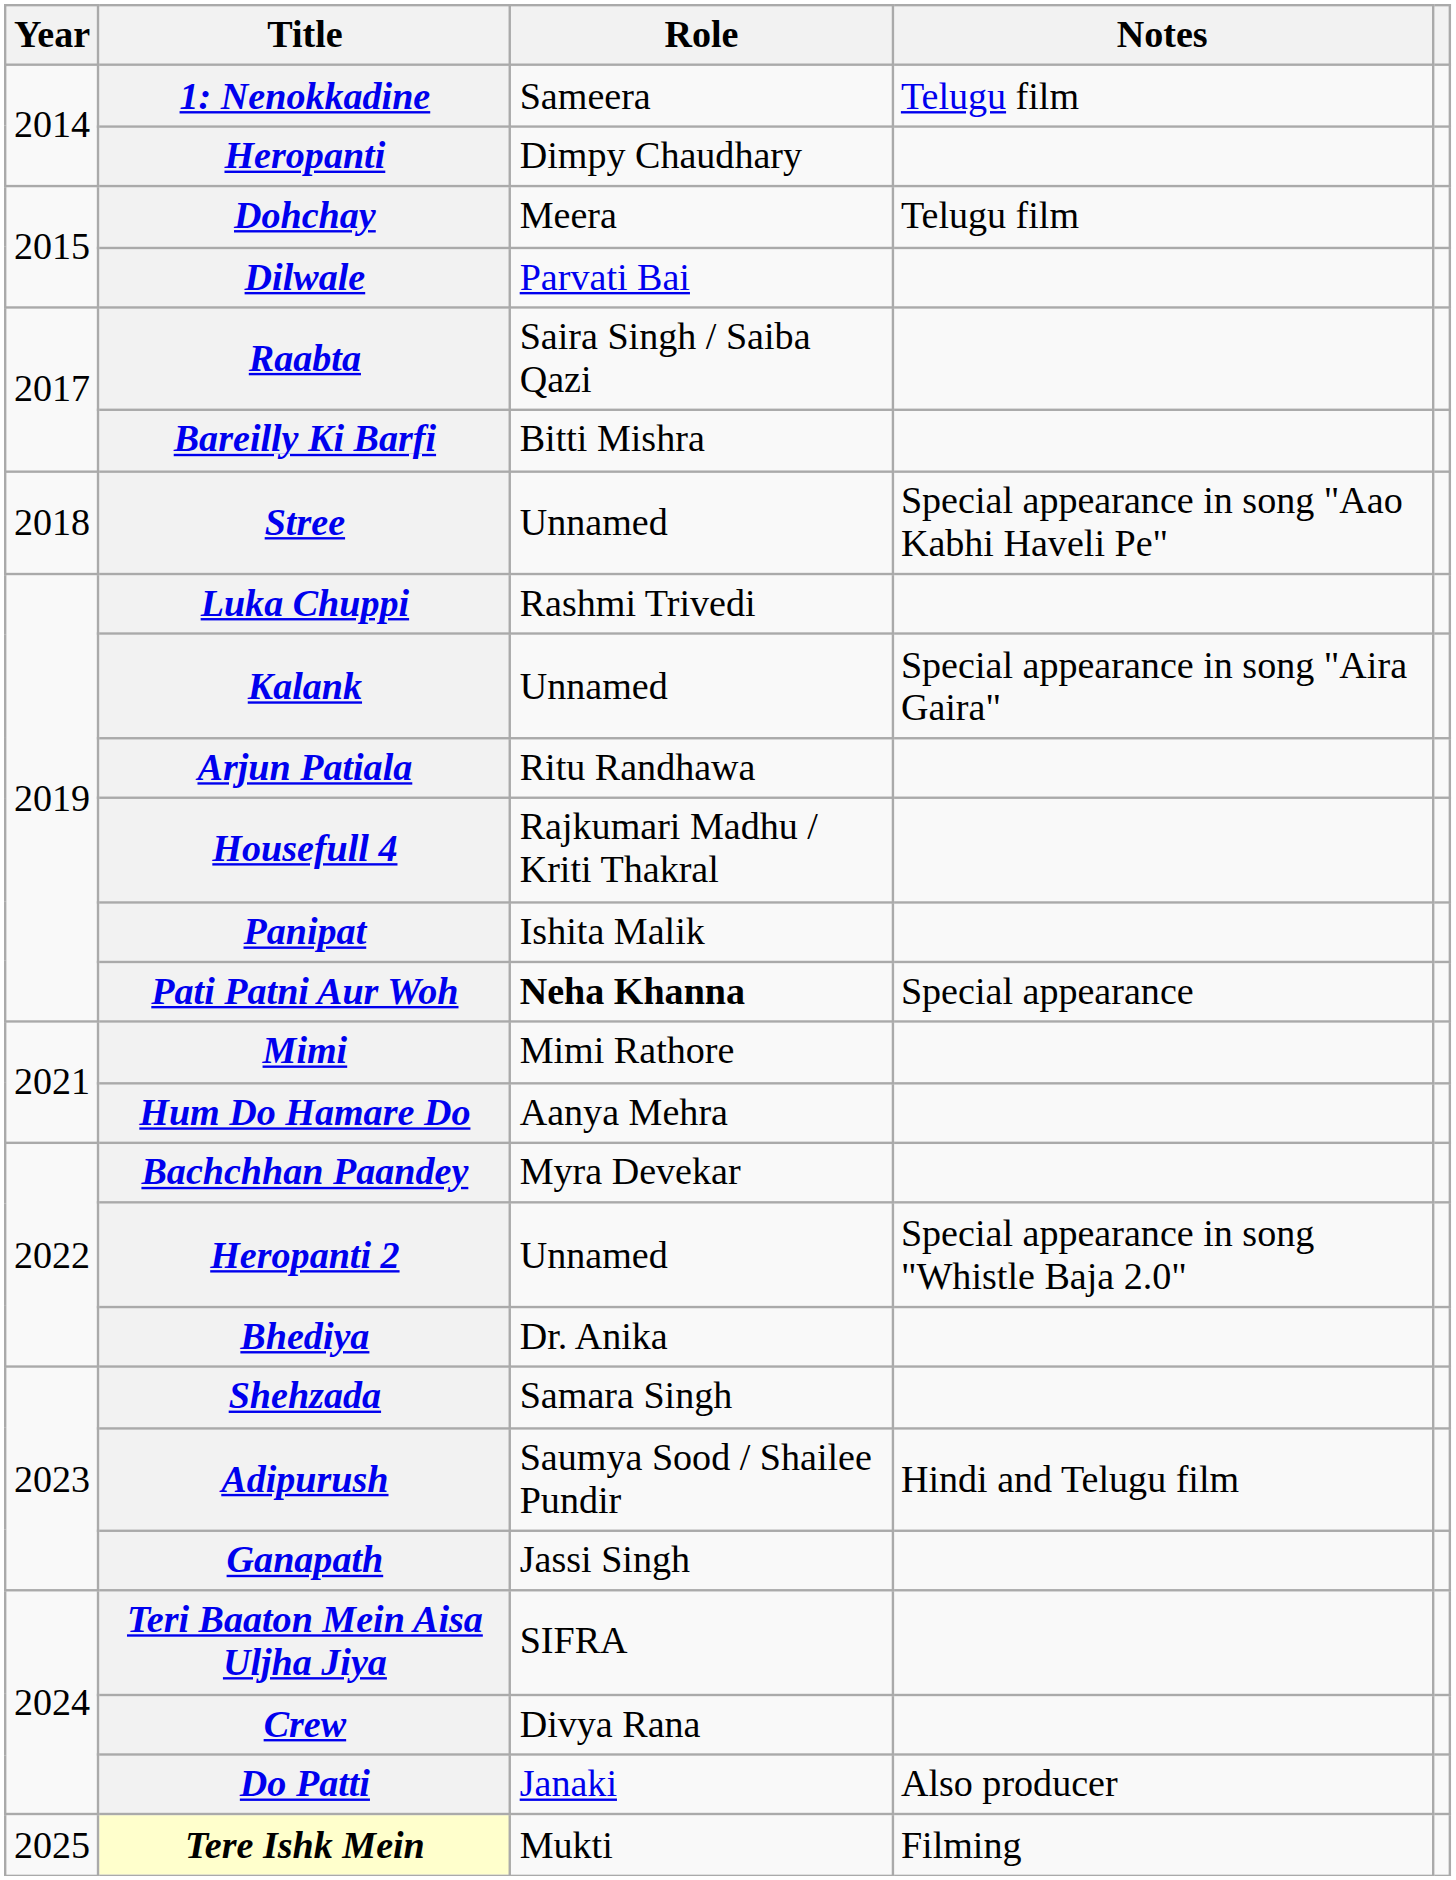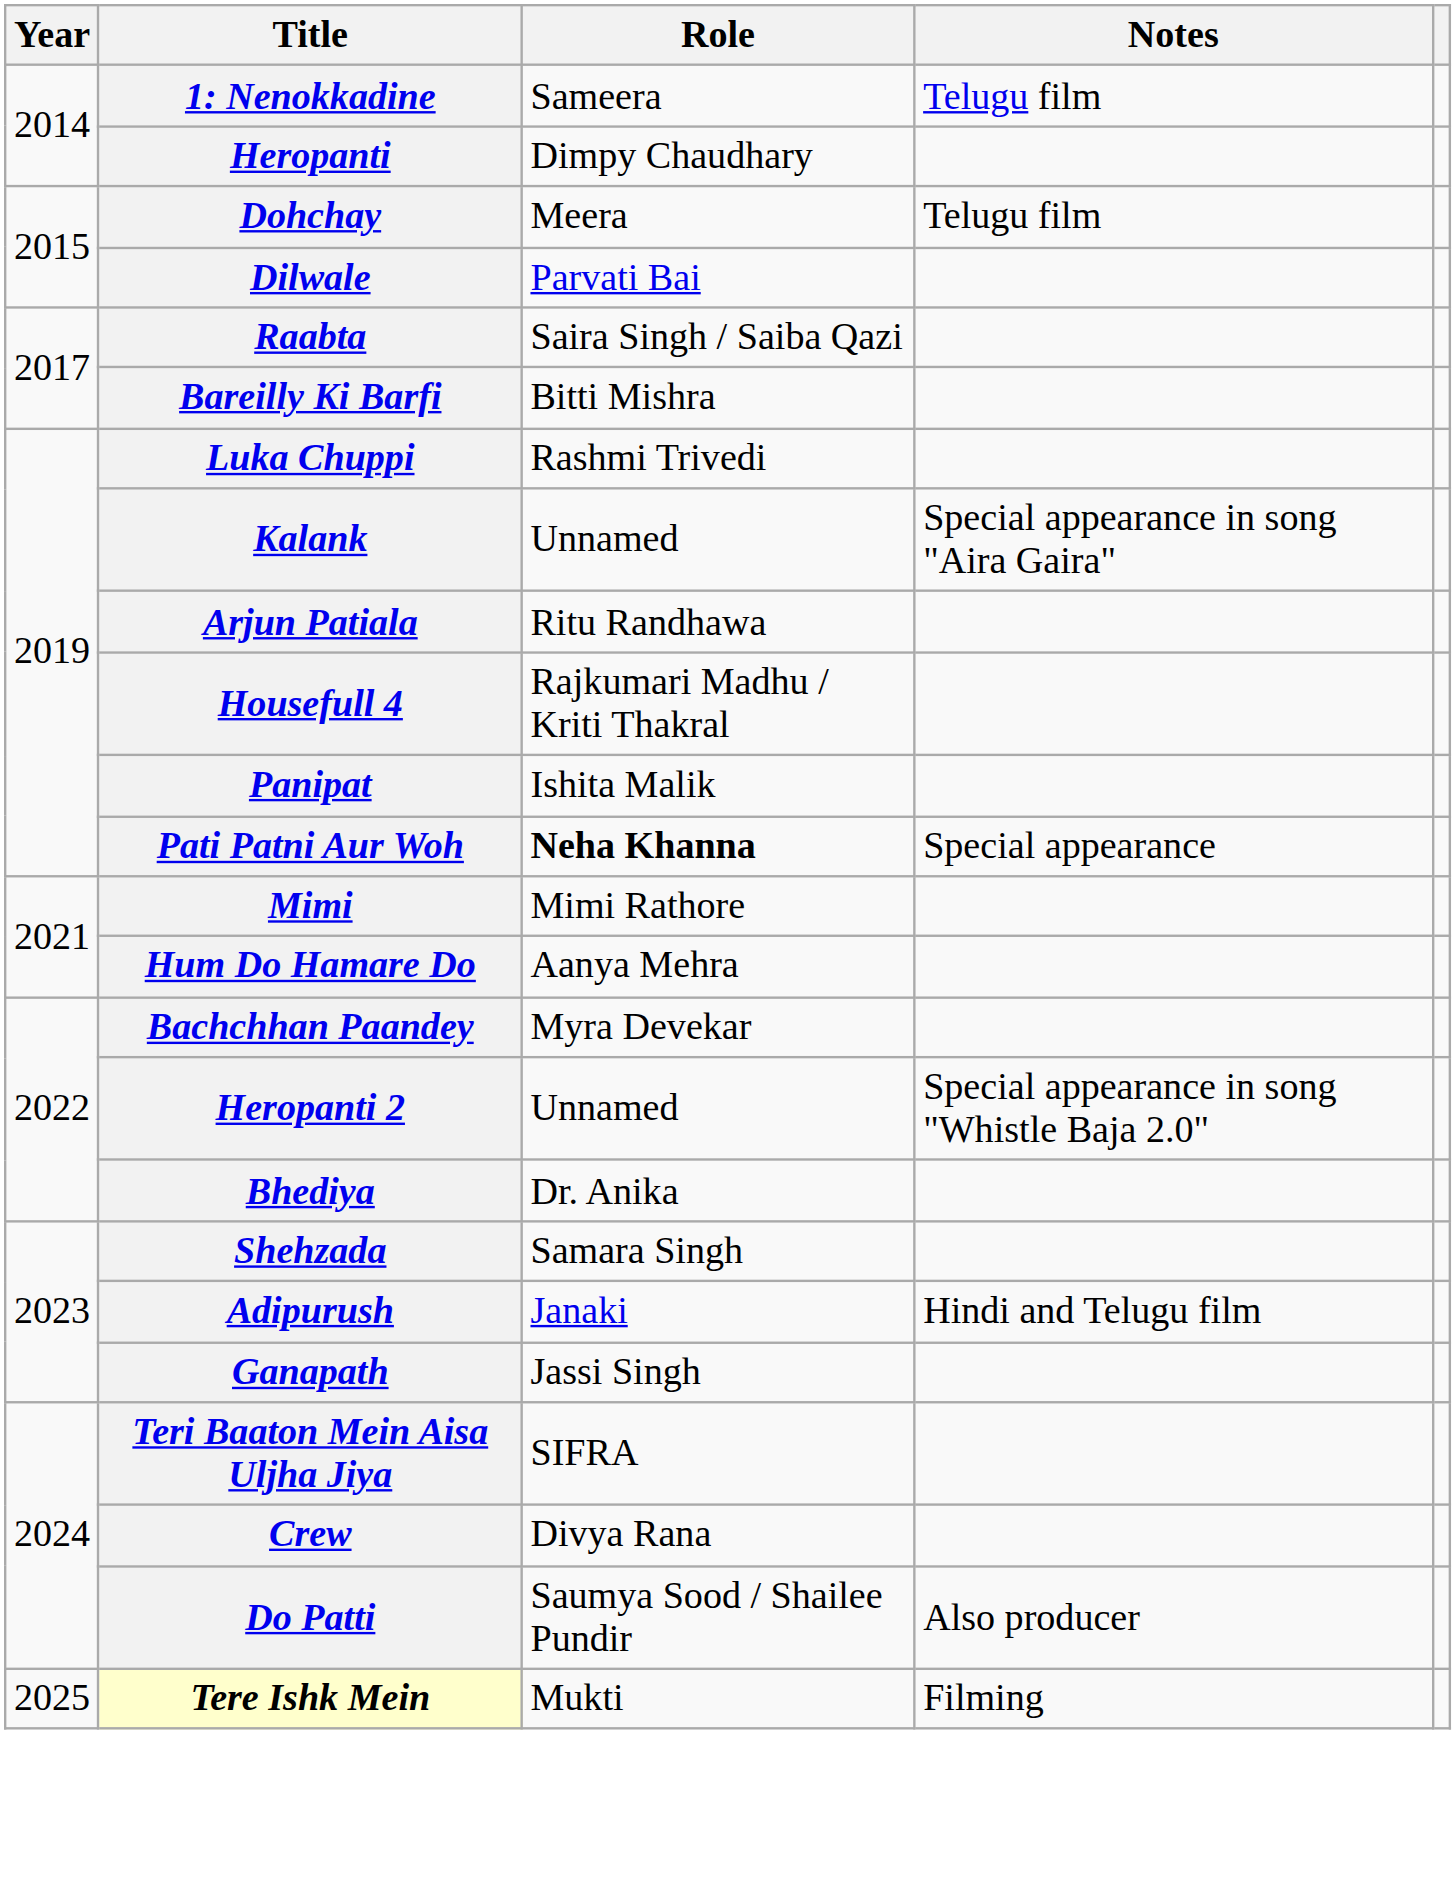- row: (305, 521)
(696, 1478) Saumya Sood / Shailee Pundir -> (579, 1310) Janaki
(568, 1783) Janaki -> (707, 1616) Saumya Sood / Shailee Pundir
